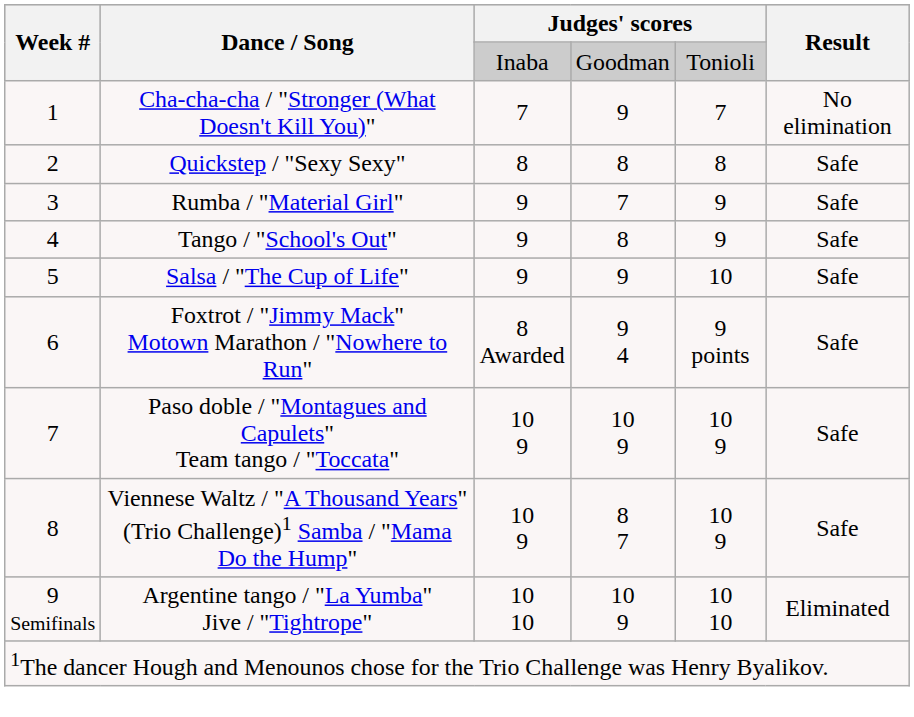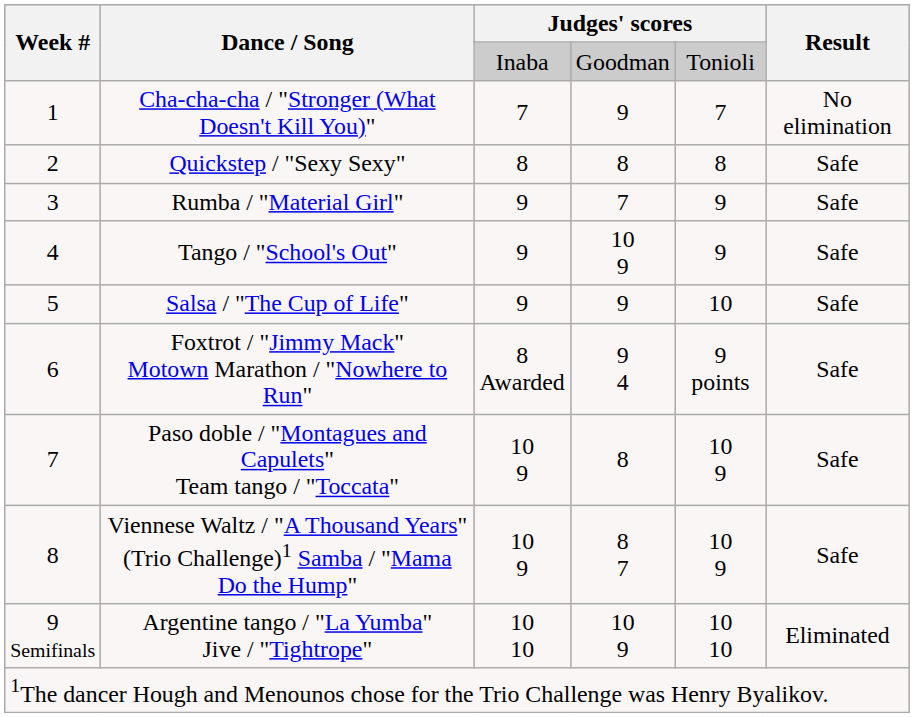(623, 239) 8 -> (623, 252) 10 9
(623, 433) 10 9 -> (623, 459) 8
